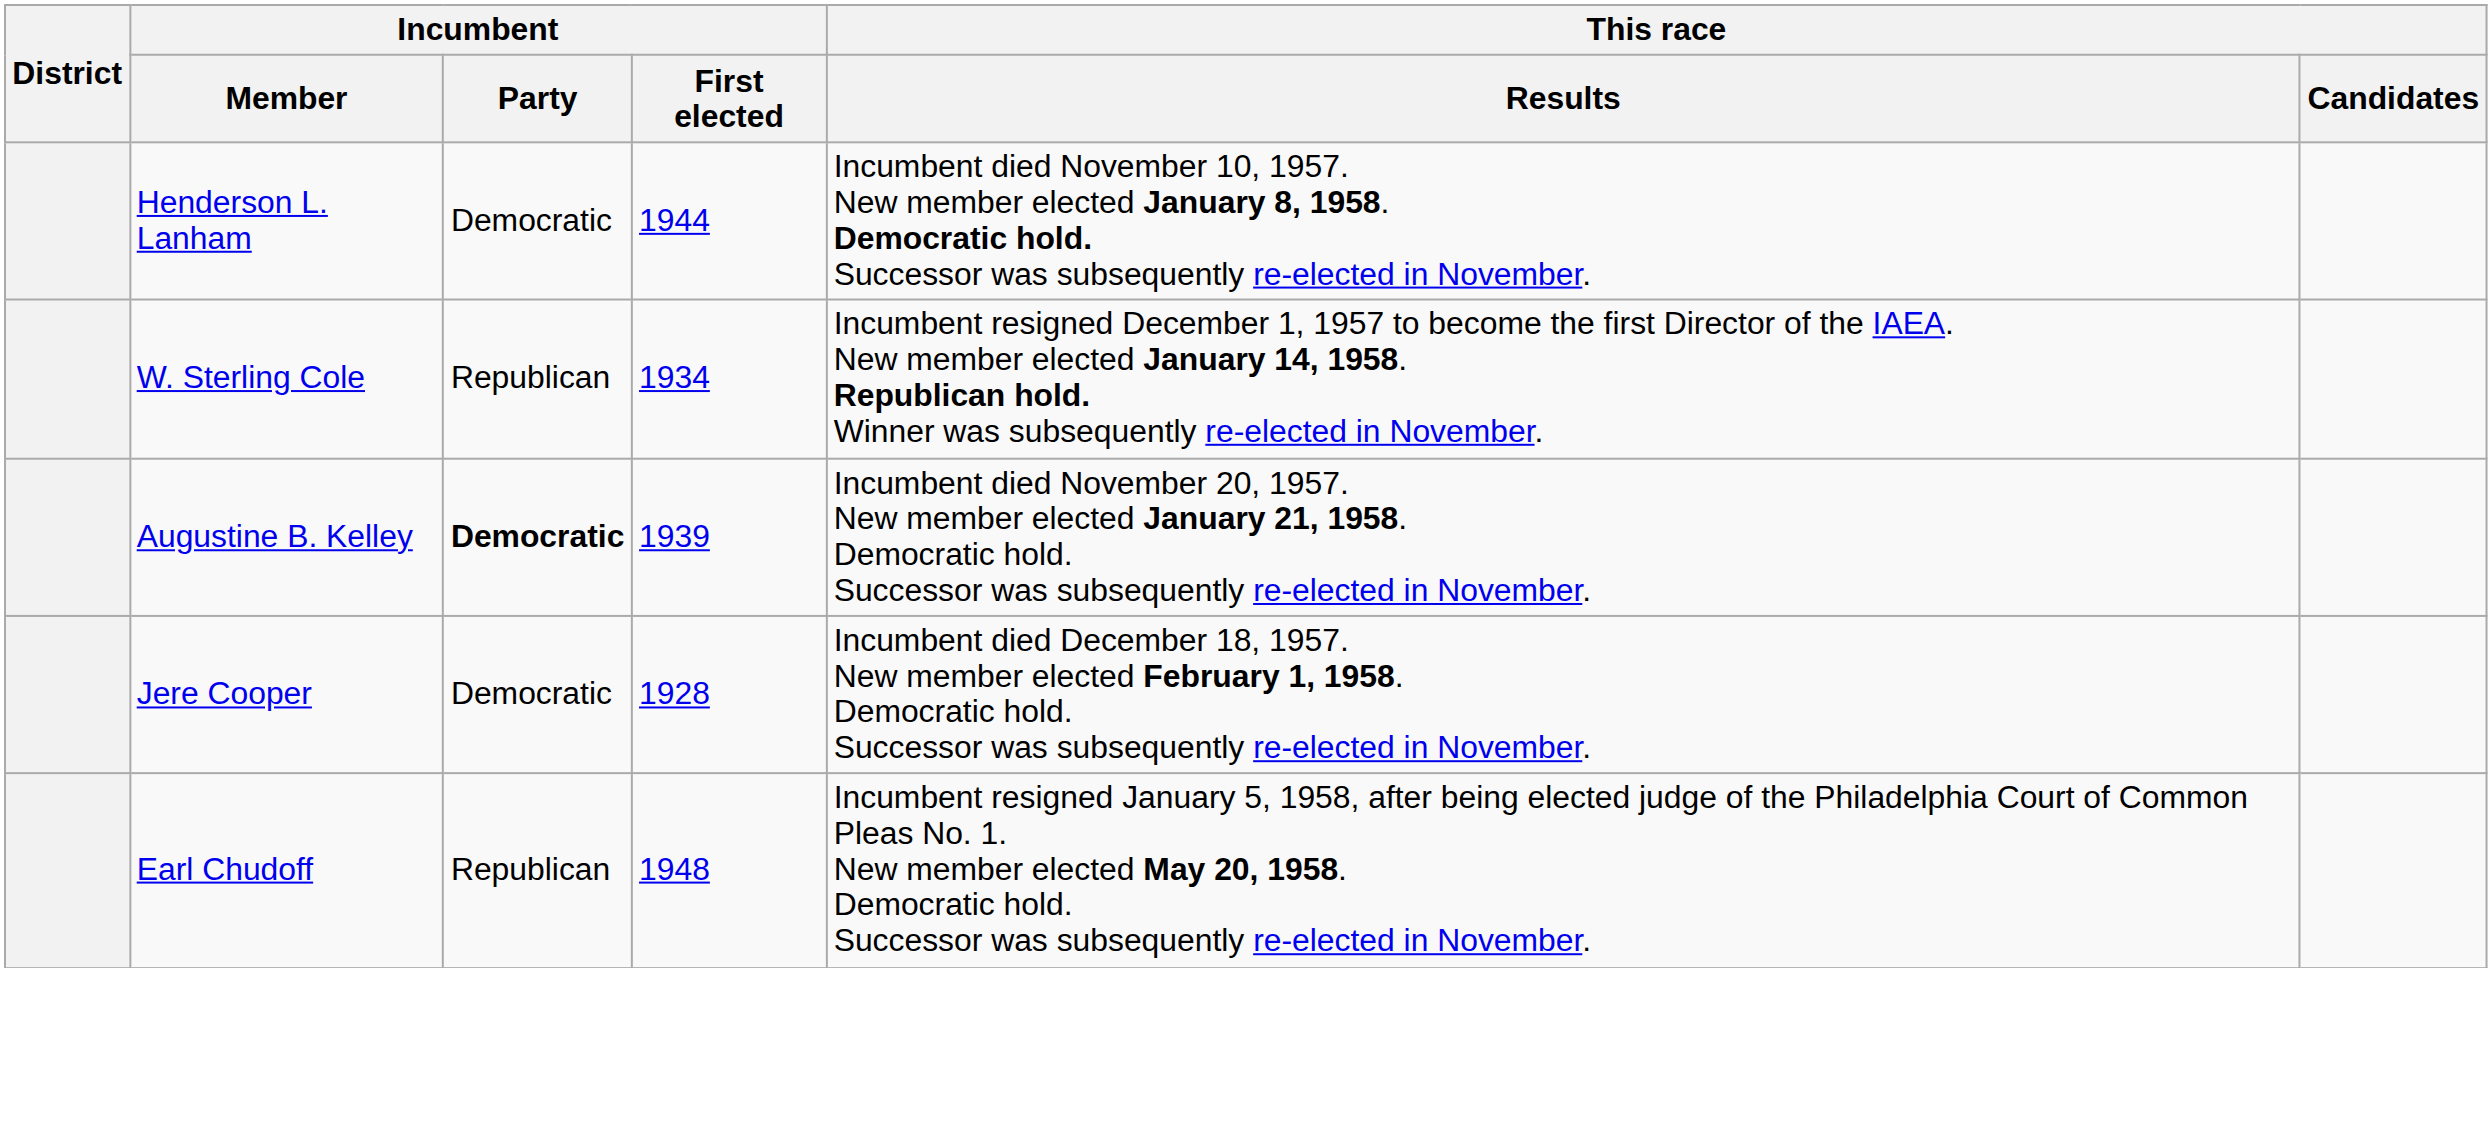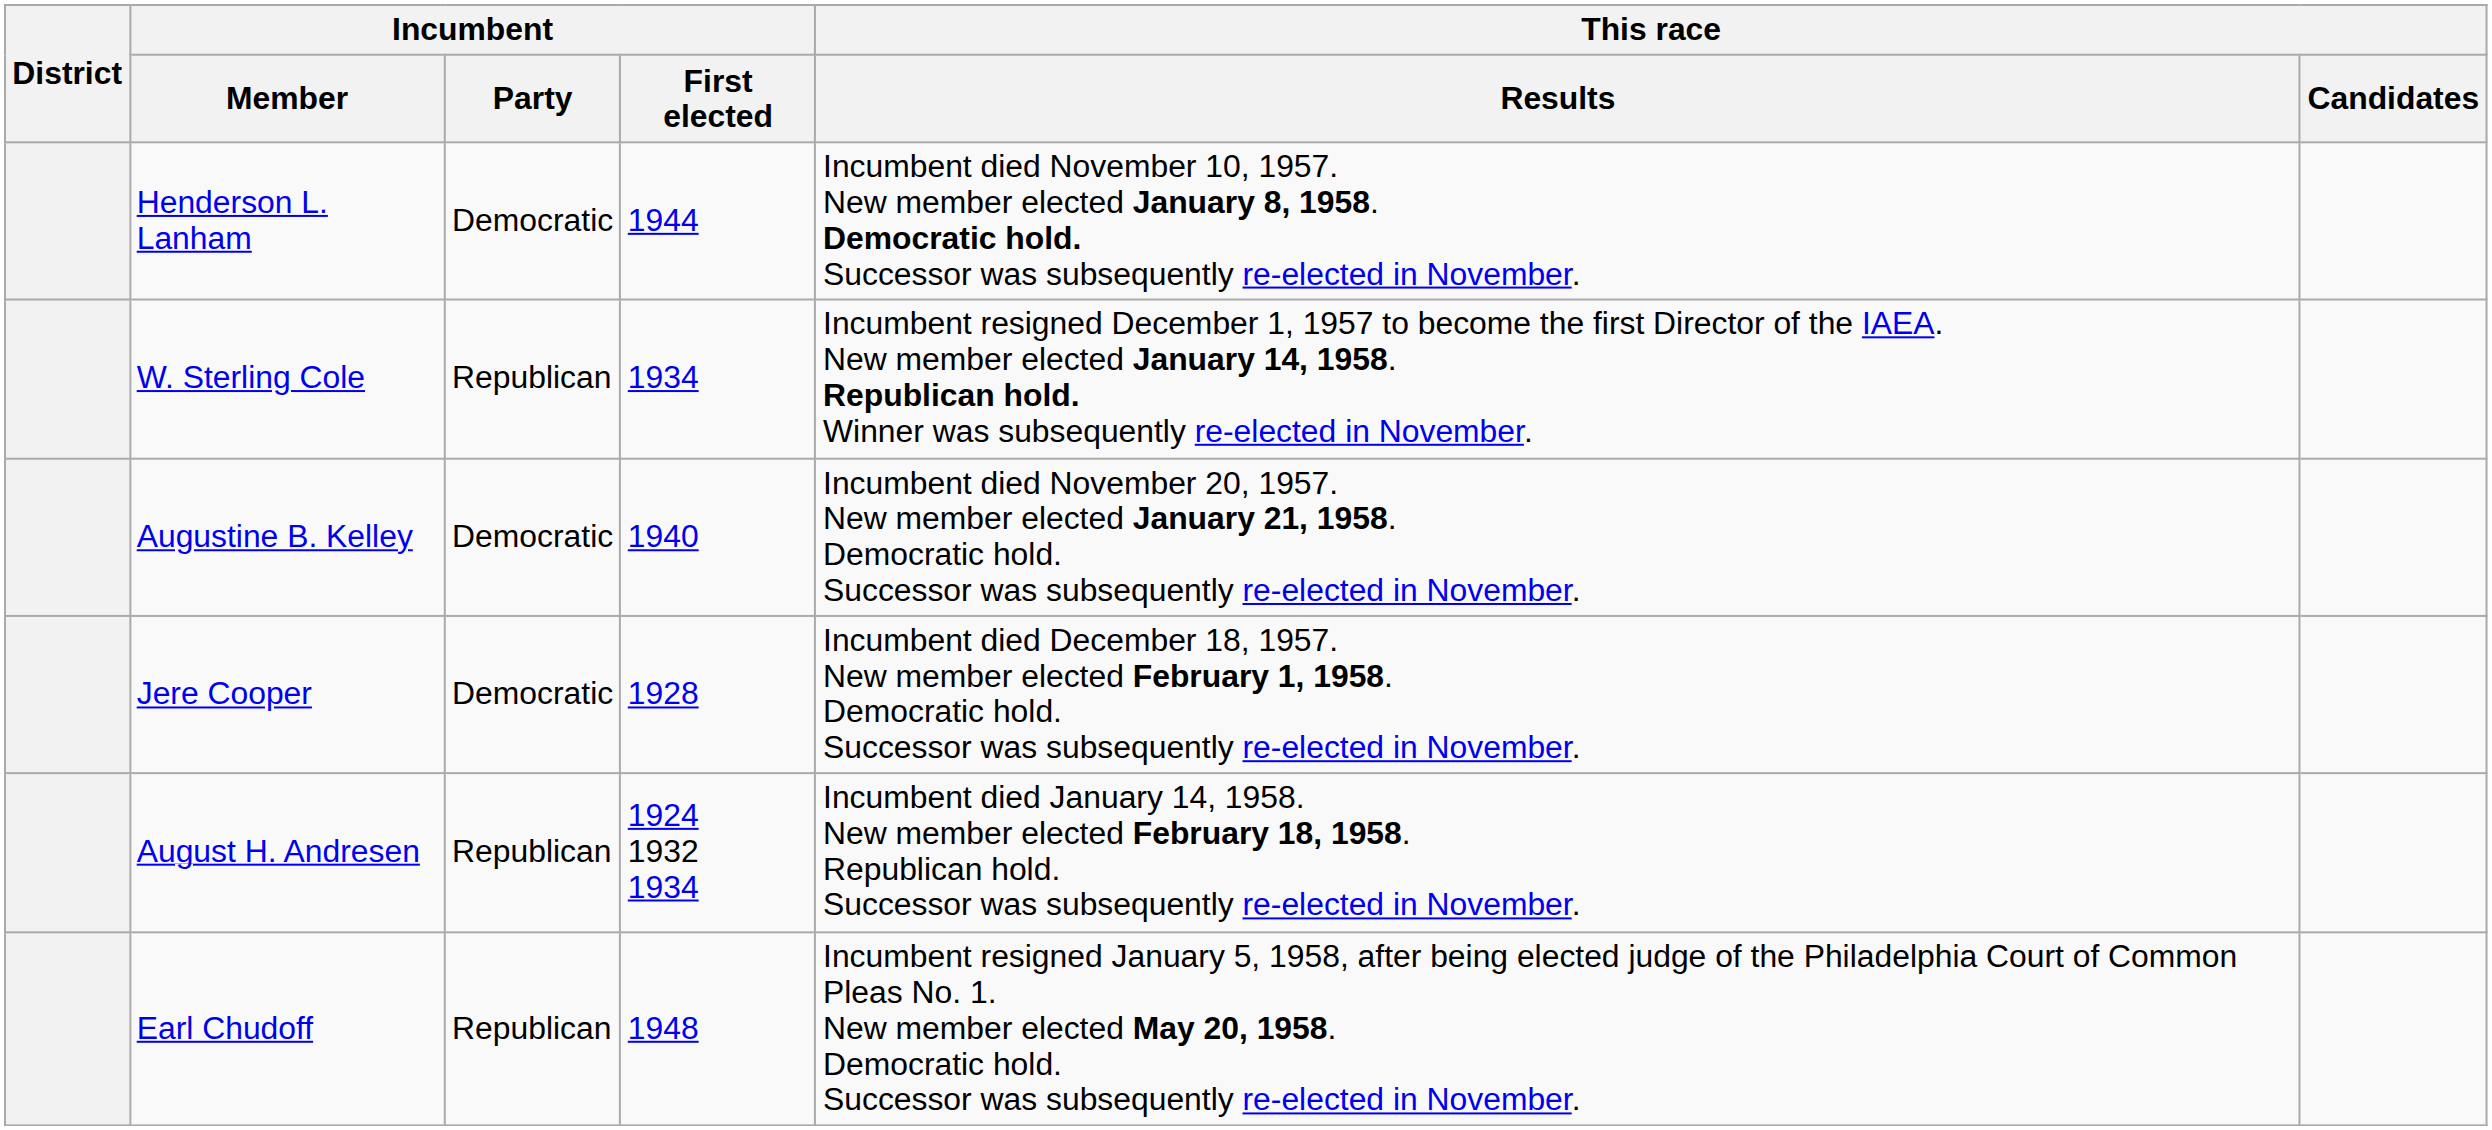(538, 536) bold -> (533, 536) normal
(674, 536) 1939 -> (663, 536) 1940
+ row: (278, 852)
